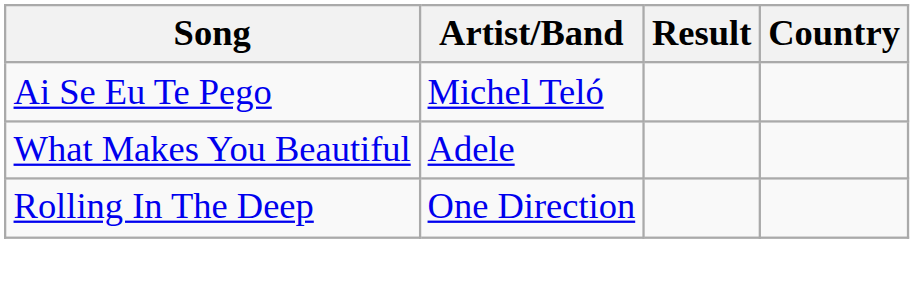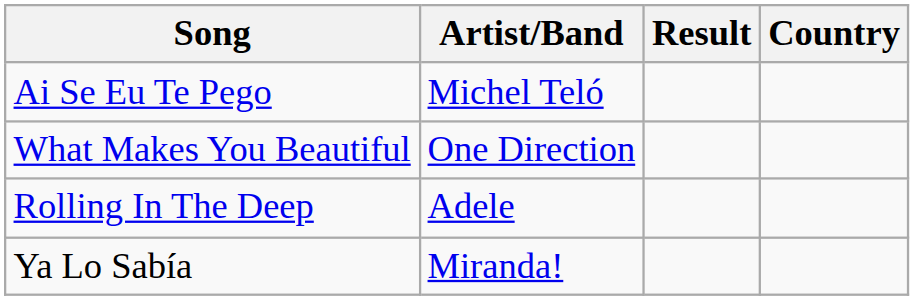(471, 149) Adele -> (531, 149) One Direction
(531, 206) One Direction -> (471, 206) Adele
+ row: (103, 264)
